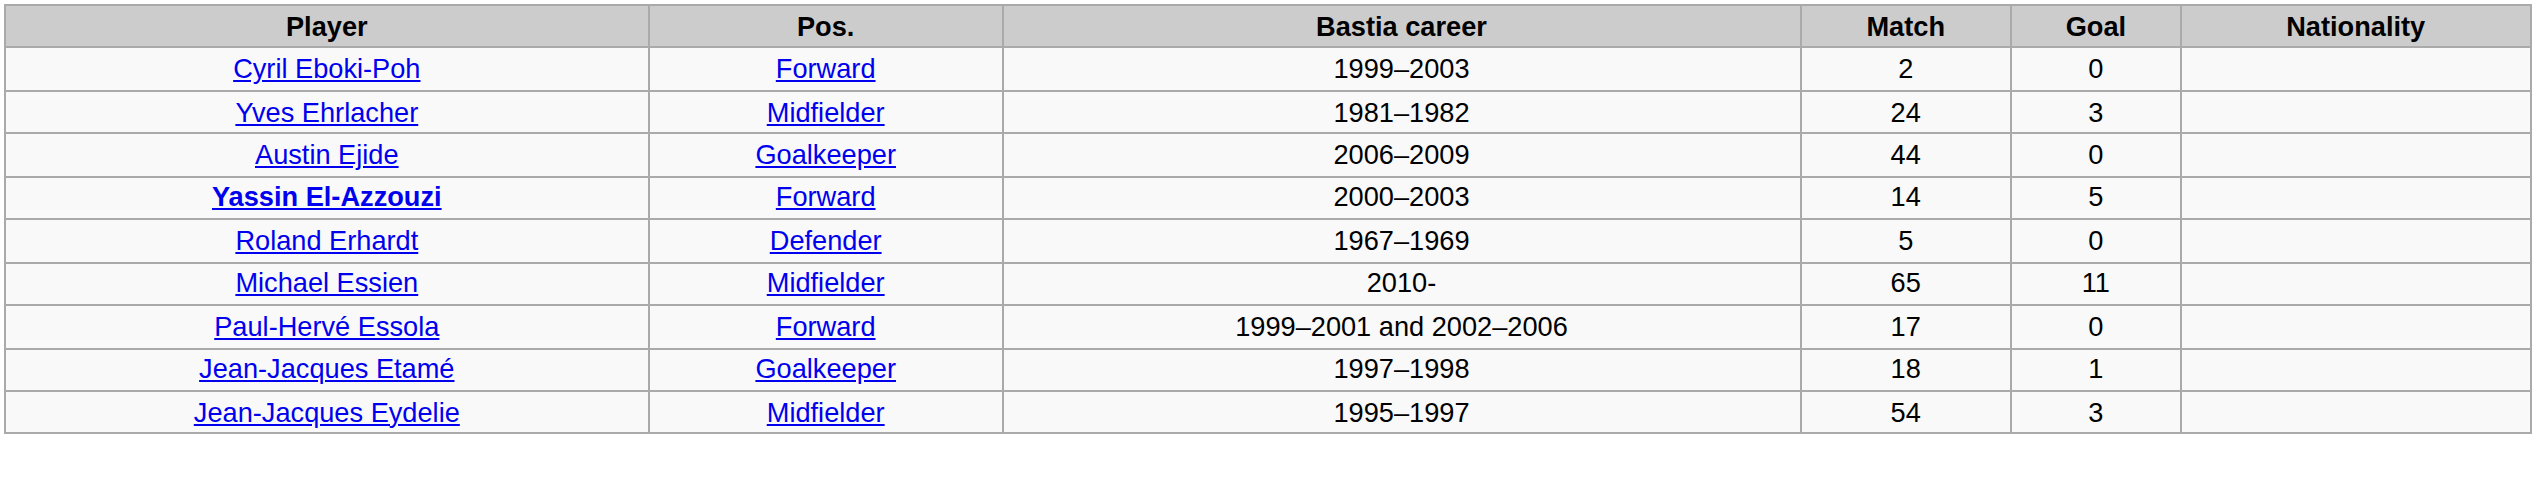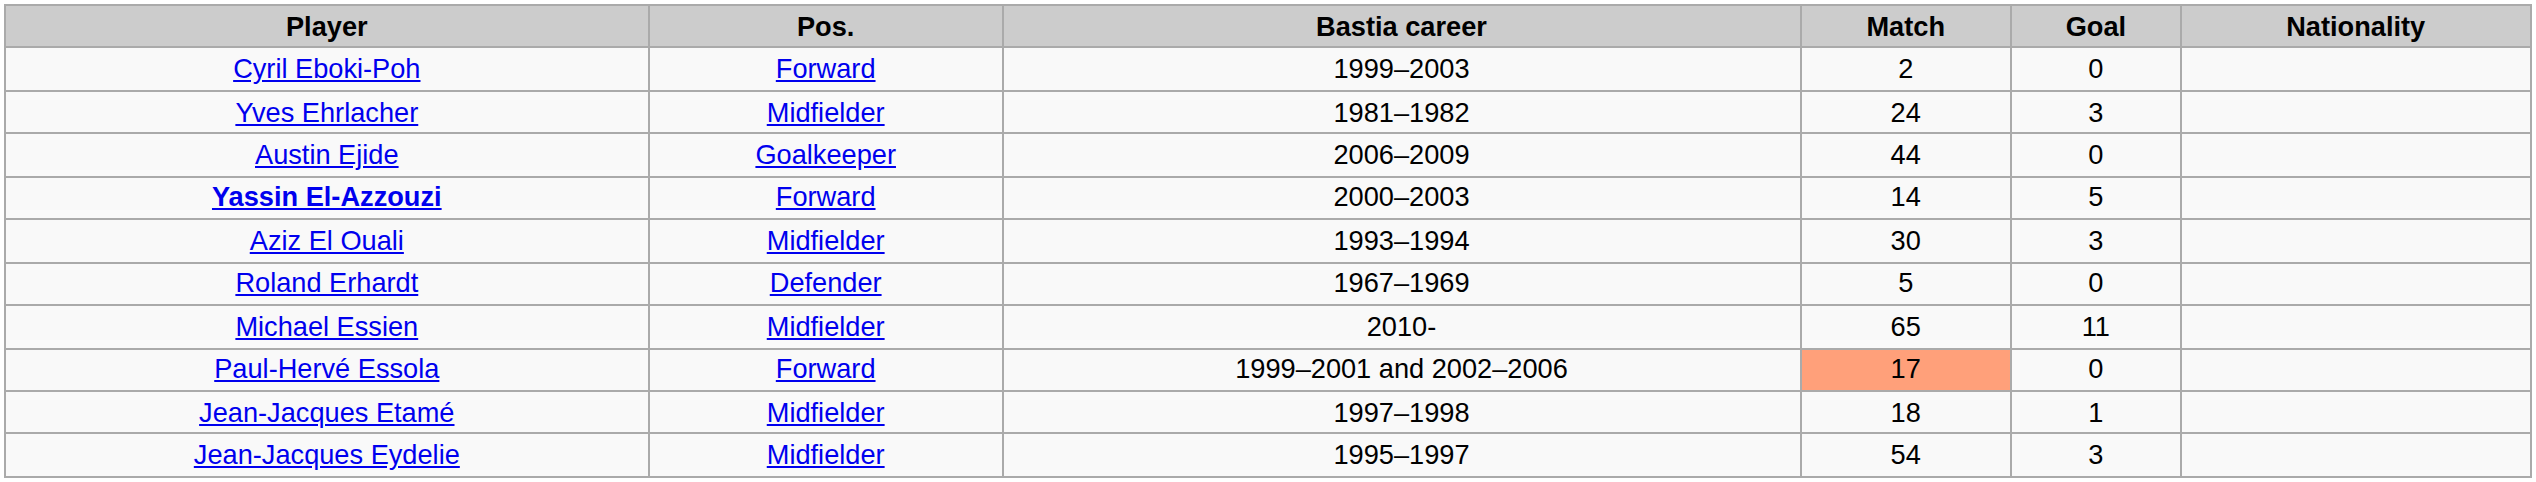+ row: (327, 240)
(1906, 326) no background -> (1906, 369) lightsalmon background
(826, 369) Goalkeeper -> (826, 412) Midfielder
